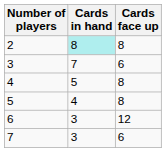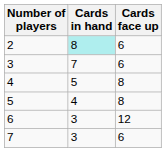(121, 45) 8 -> (121, 45) 6
